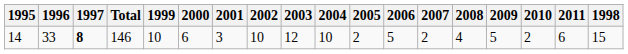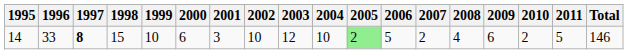columns swapped: (606, 15) <-> (126, 15)
(356, 37) no background -> (354, 37) lightgreen background
(493, 37) 5 -> (491, 37) 6
(562, 37) 6 -> (559, 37) 5
